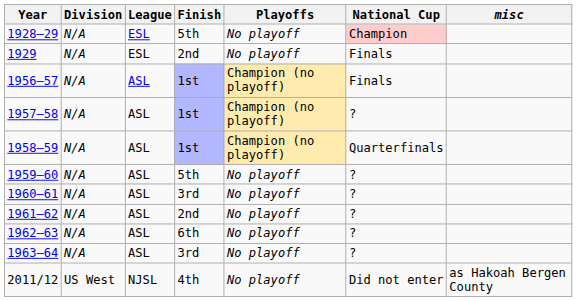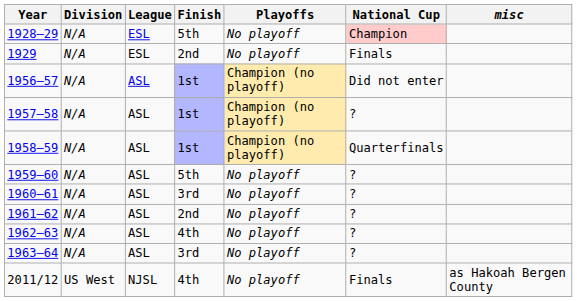(371, 80) Finals -> (396, 80) Did not enter
(188, 234) 6th -> (188, 234) 4th
(396, 280) Did not enter -> (371, 280) Finals
